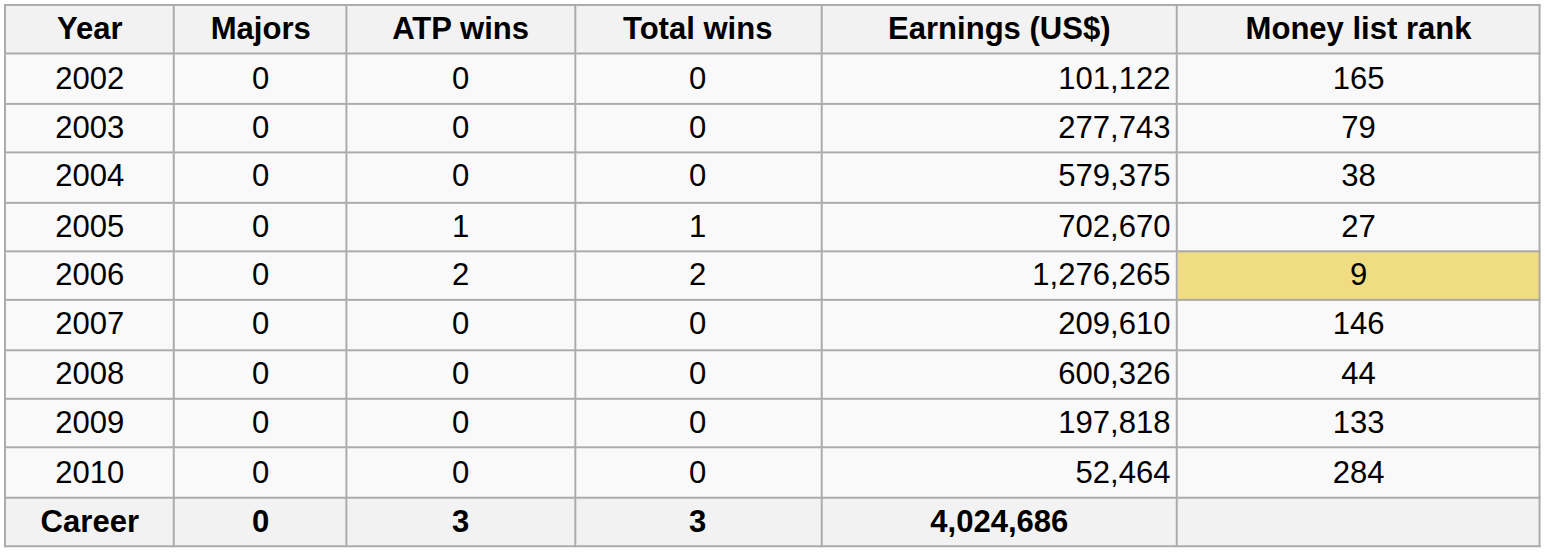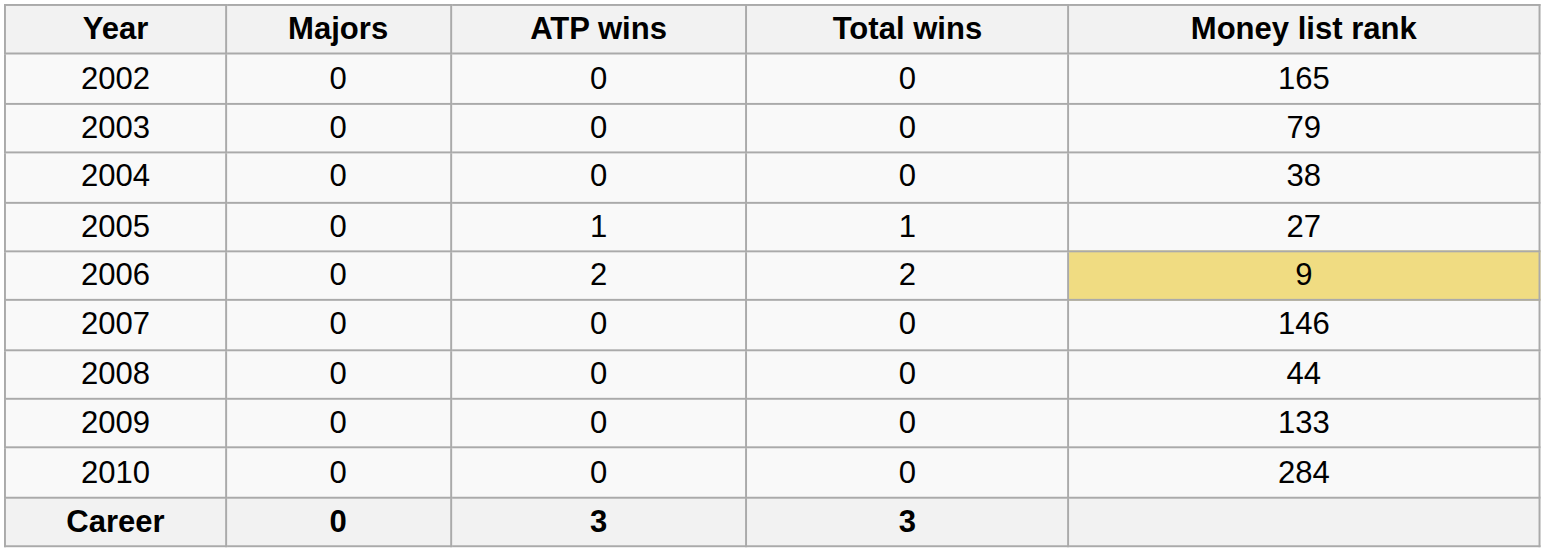- column: (999, 29)
